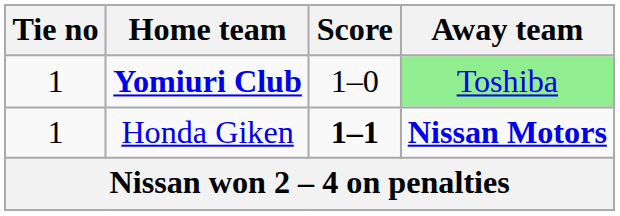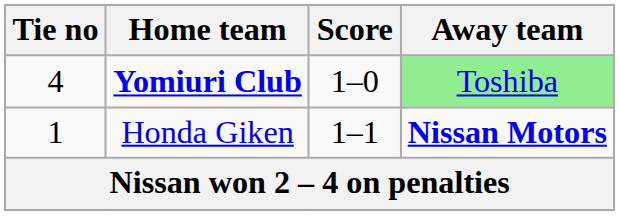(55, 81) 1 -> (55, 81) 4
(355, 132) bold -> (355, 132) normal
